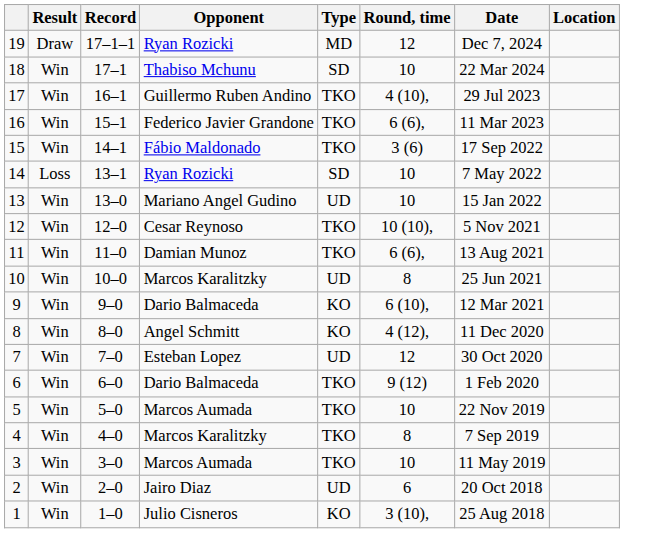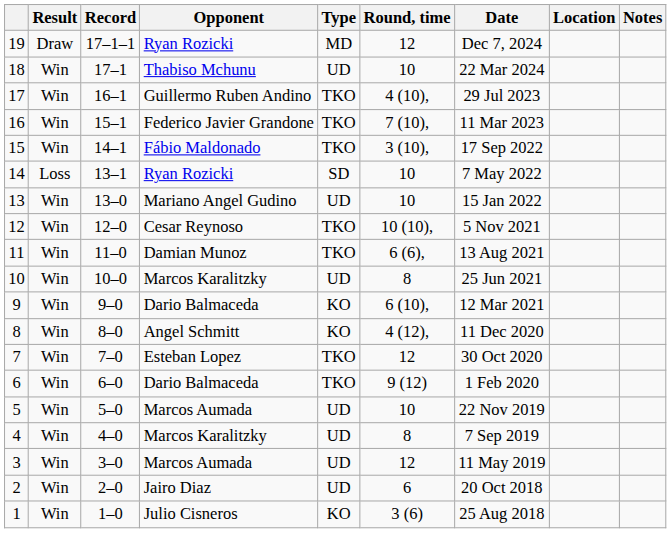+ column: (643, 17)
(339, 69) SD -> (339, 69) UD
(407, 122) 6 (6), -> (407, 122) 7 (10),
(407, 148) 3 (6) -> (407, 148) 3 (10),
(339, 357) UD -> (339, 357) TKO
(339, 409) TKO -> (339, 409) UD
(339, 435) TKO -> (339, 435) UD
(339, 461) TKO -> (339, 461) UD
(407, 461) 10 -> (407, 461) 12
(407, 514) 3 (10), -> (407, 514) 3 (6)
